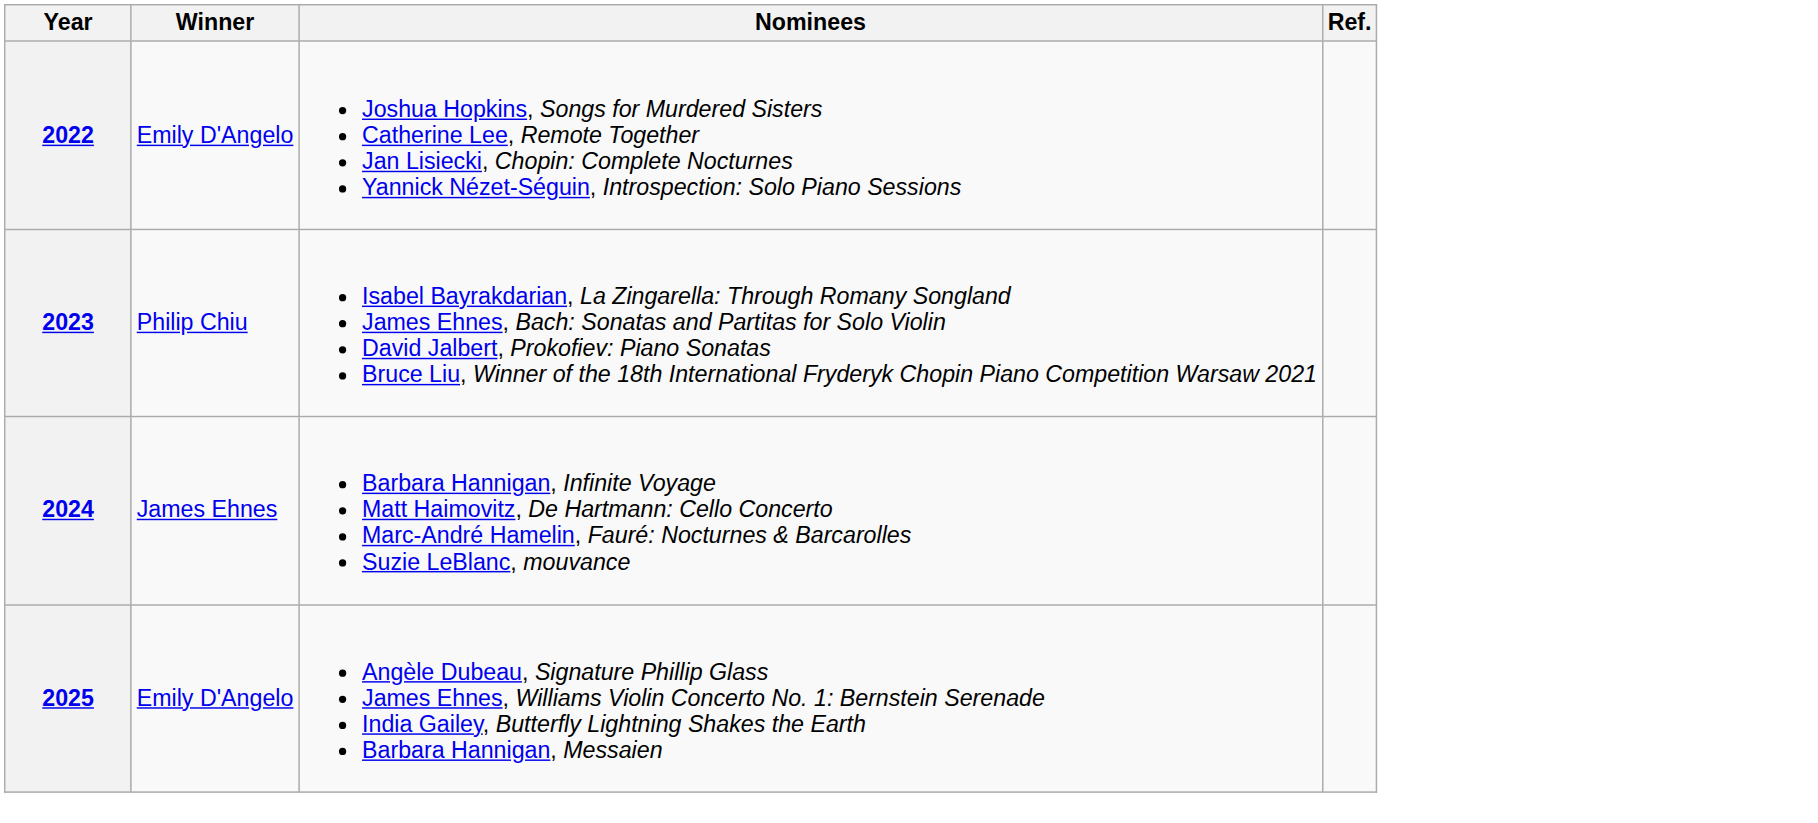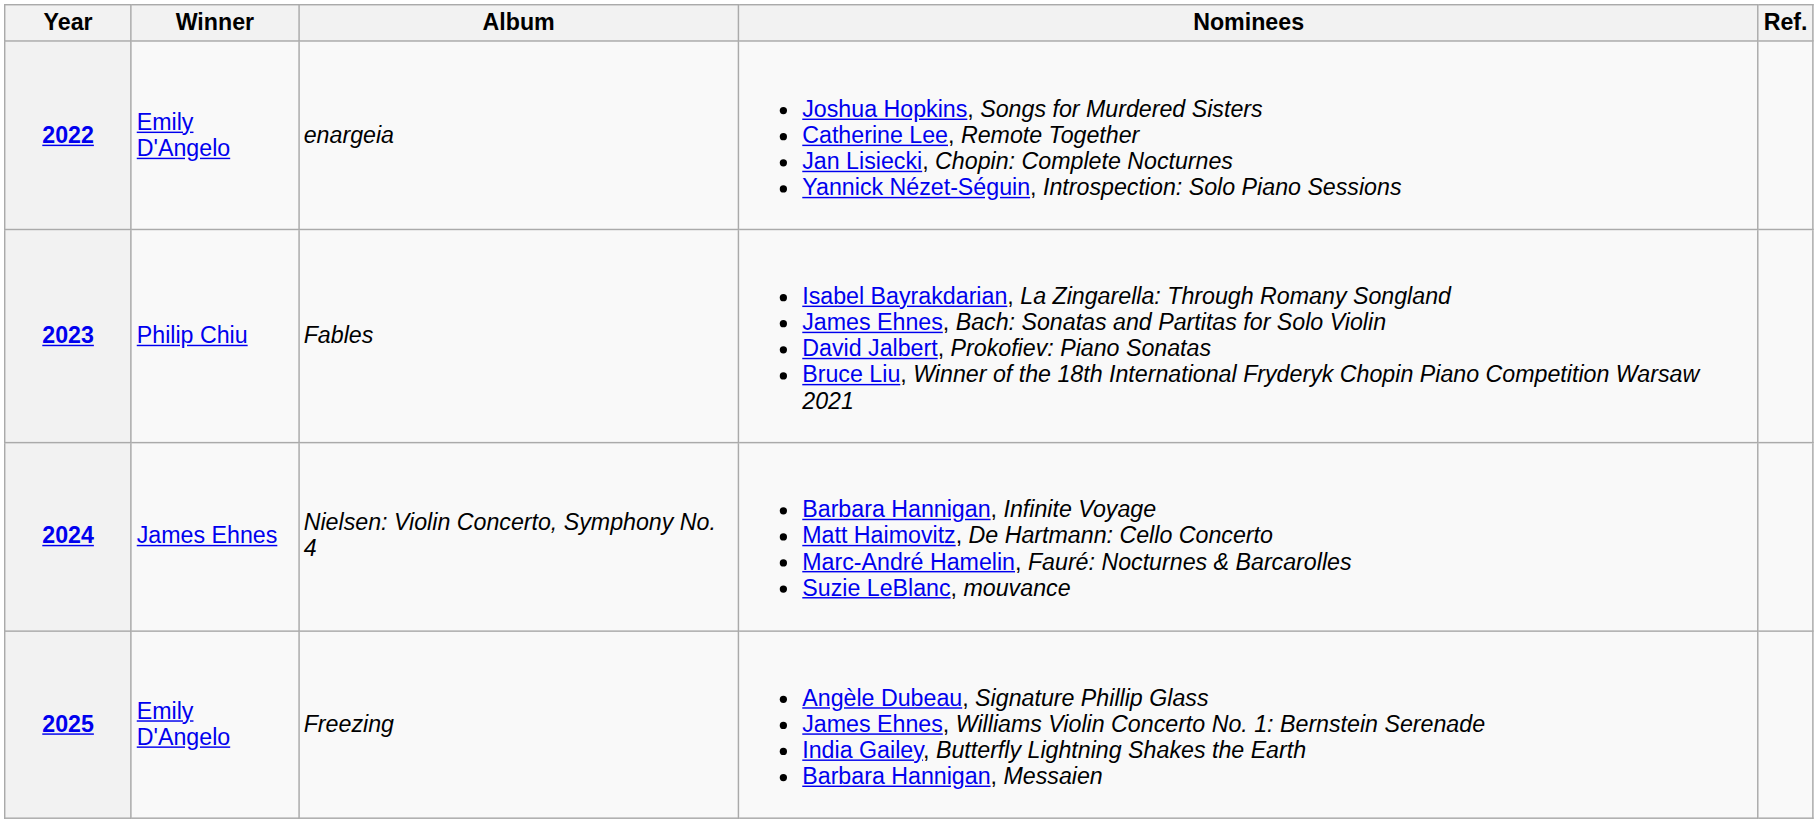+ column: (519, 22)
